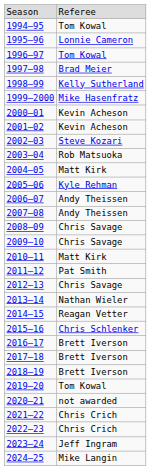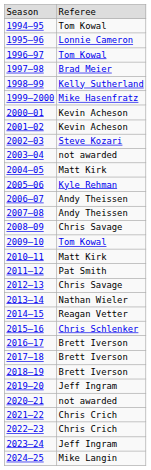(90, 156) Rob Matsuoka -> (88, 156) not awarded
(90, 242) Chris Savage -> (83, 242) Tom Kowal
(83, 386) Tom Kowal -> (88, 386) Jeff Ingram
